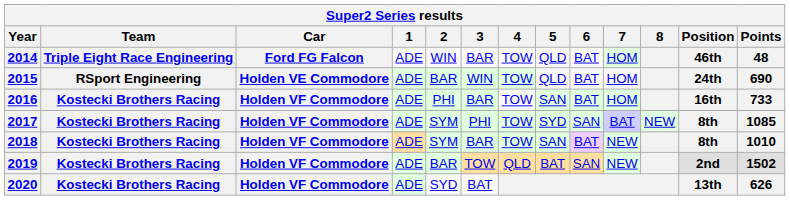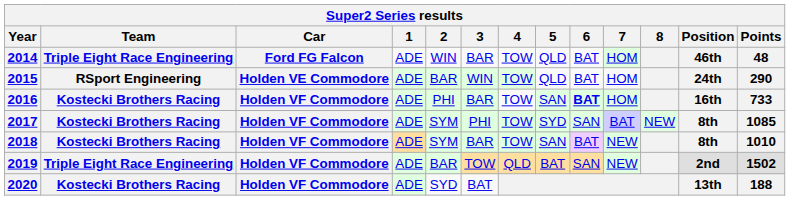(761, 79) 690 -> (761, 79) 290
(586, 100) normal -> (586, 100) bold
(138, 164) Kostecki Brothers Racing -> (138, 164) Triple Eight Race Engineering
(761, 185) 626 -> (761, 185) 188
